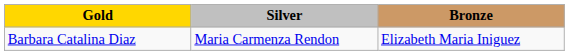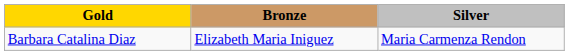columns swapped: (284, 15) <-> (471, 15)
